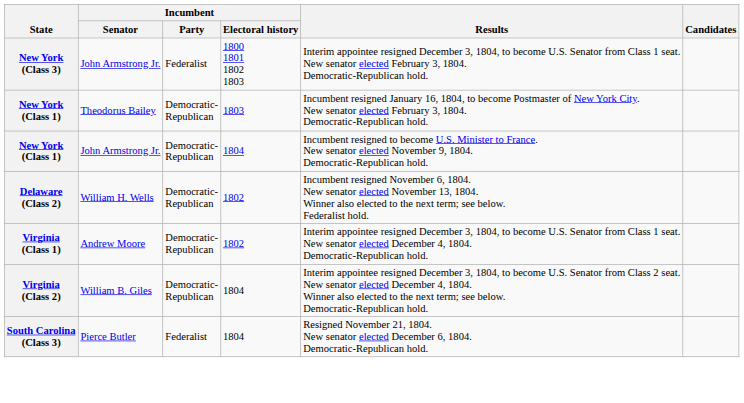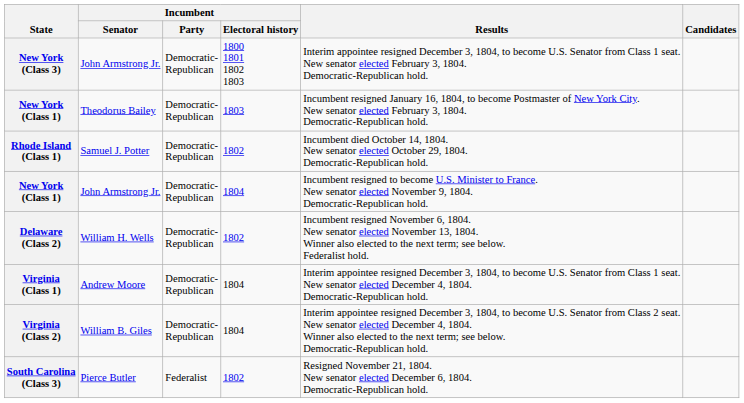(186, 64) Federalist -> (192, 64) Democratic- Republican
+ row: (41, 151)
(234, 244) 1802 -> (234, 284) 1804
(234, 336) 1804 -> (234, 377) 1802
